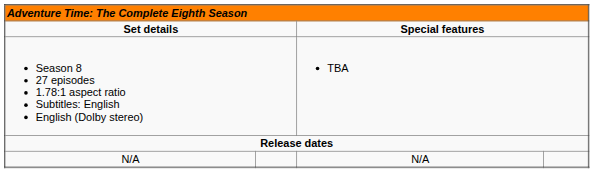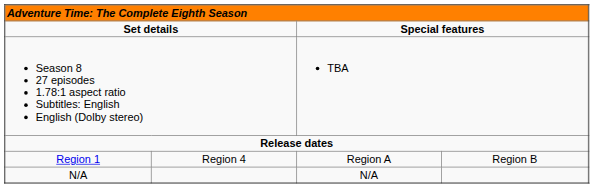+ row: (78, 159)
